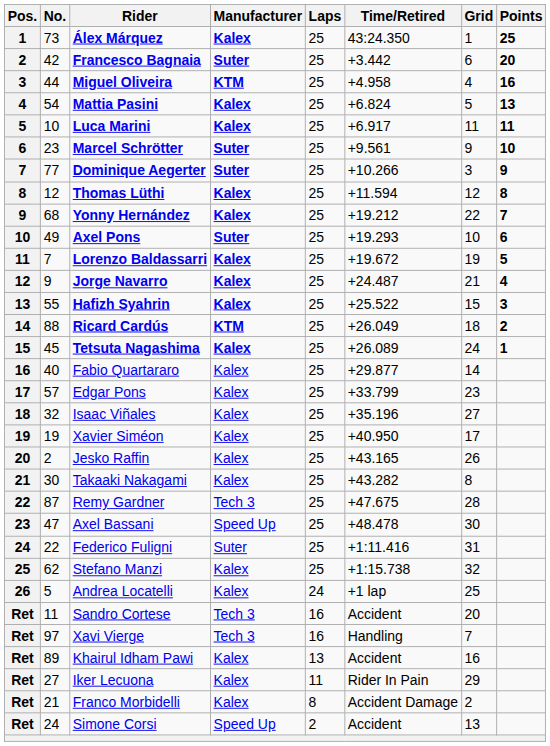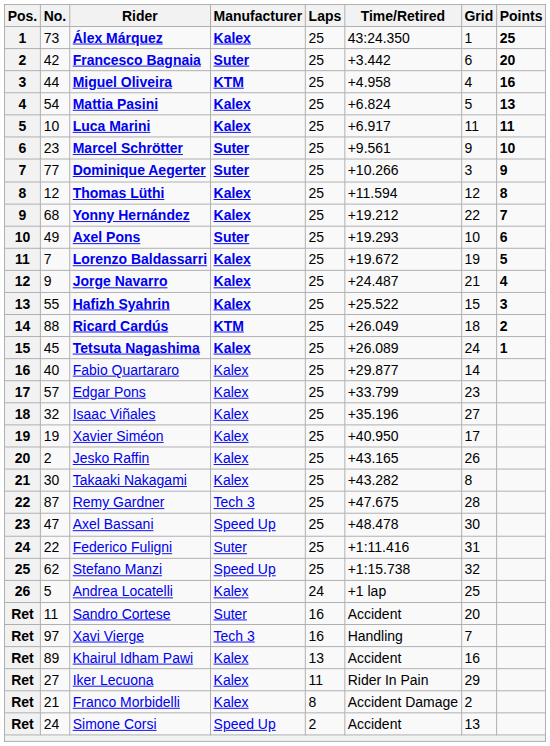(231, 569) Kalex -> (245, 569) Speed Up
(234, 613) Tech 3 -> (230, 613) Suter
